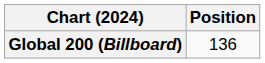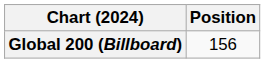(223, 44) 136 -> (223, 44) 156
